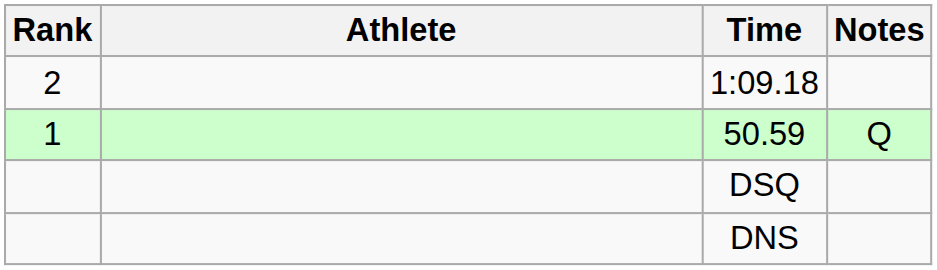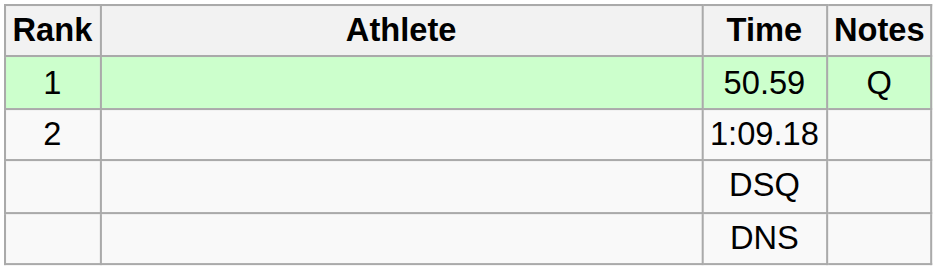rows swapped: (764, 133) <-> (764, 82)
